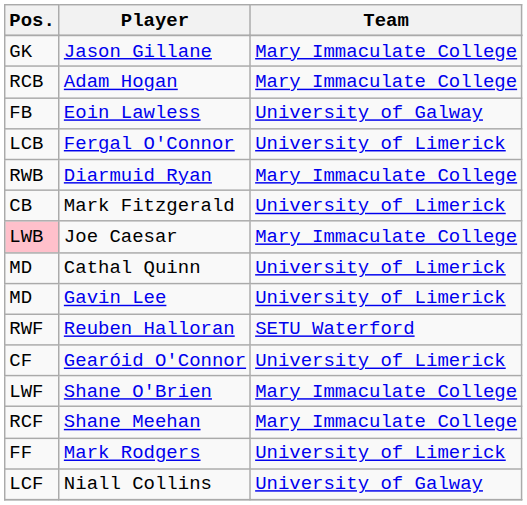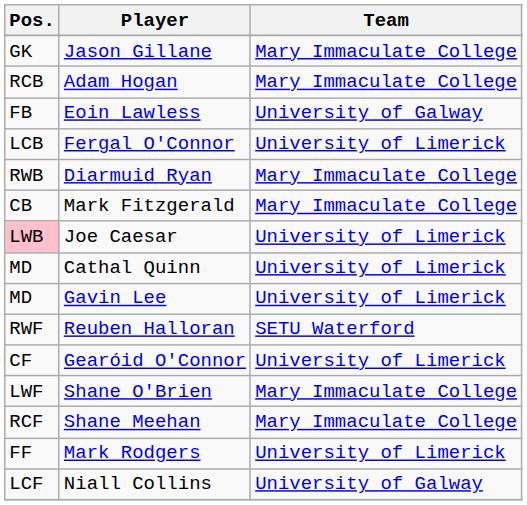(380, 206) University of Limerick -> (386, 206) Mary Immaculate College
(386, 237) Mary Immaculate College -> (380, 237) University of Limerick
